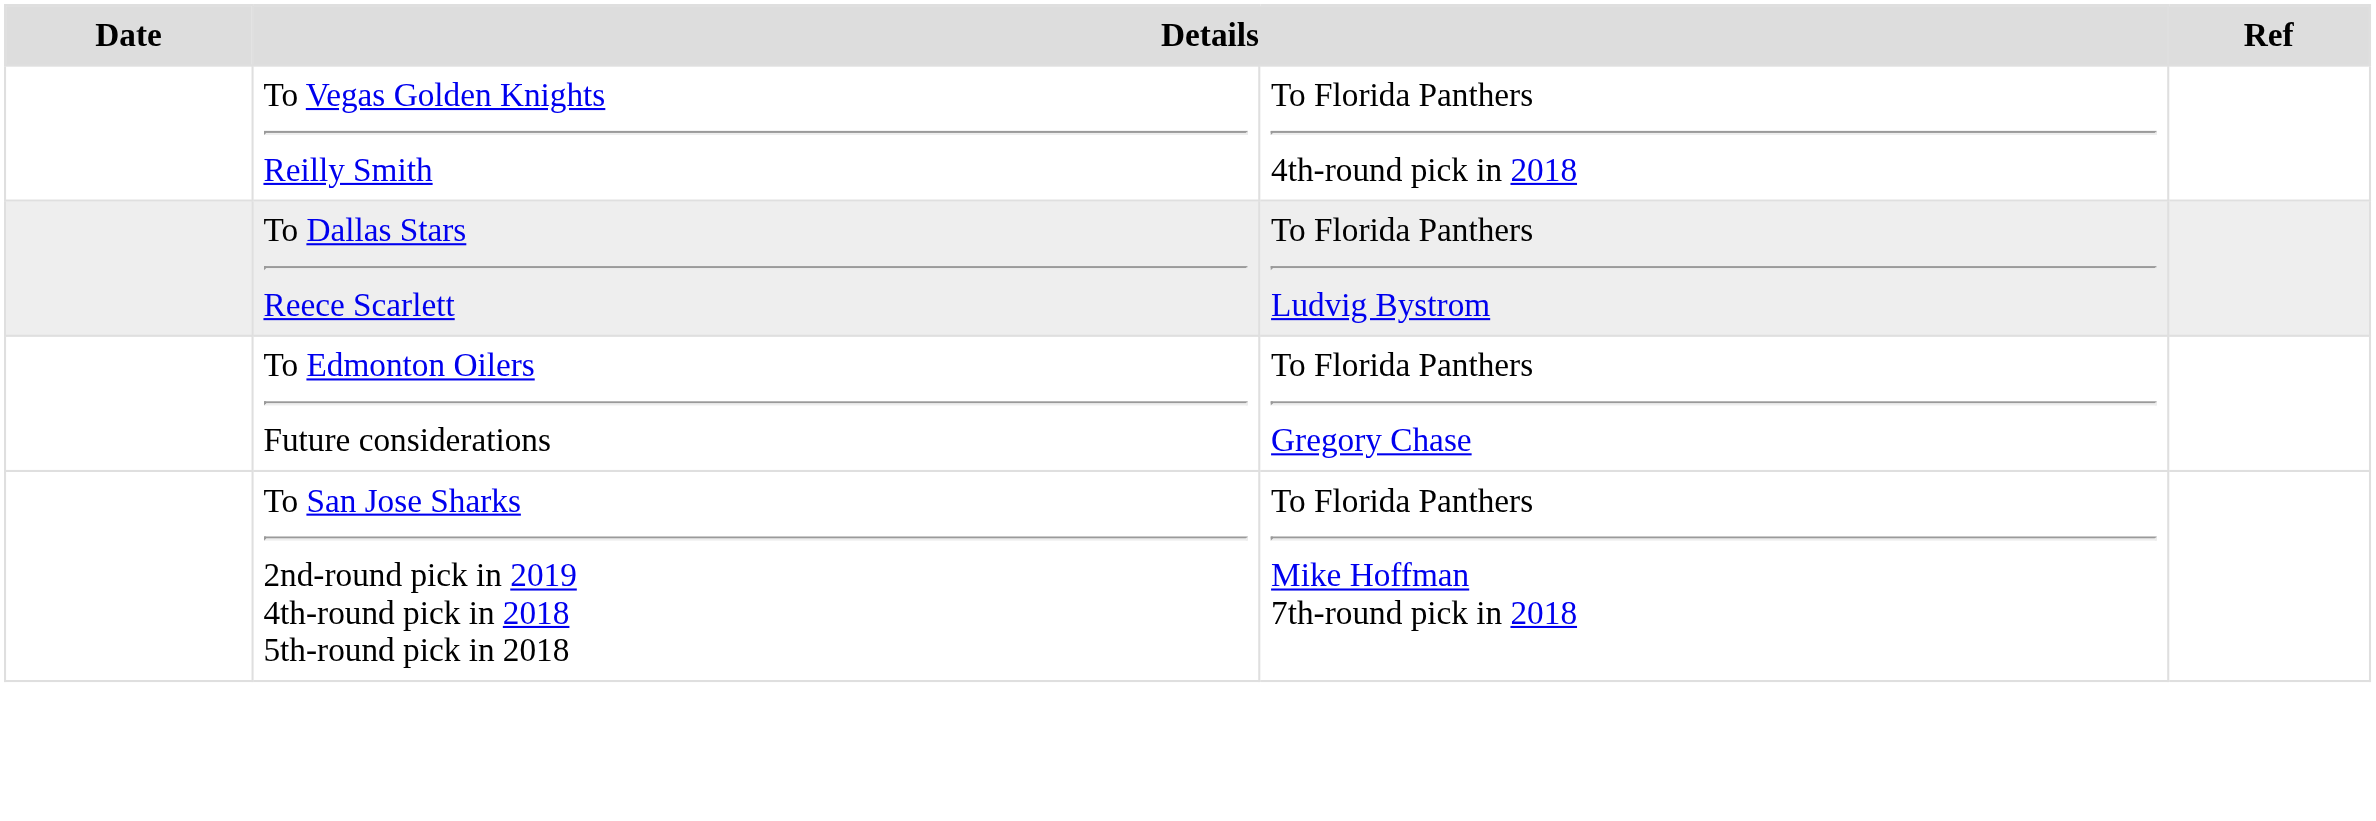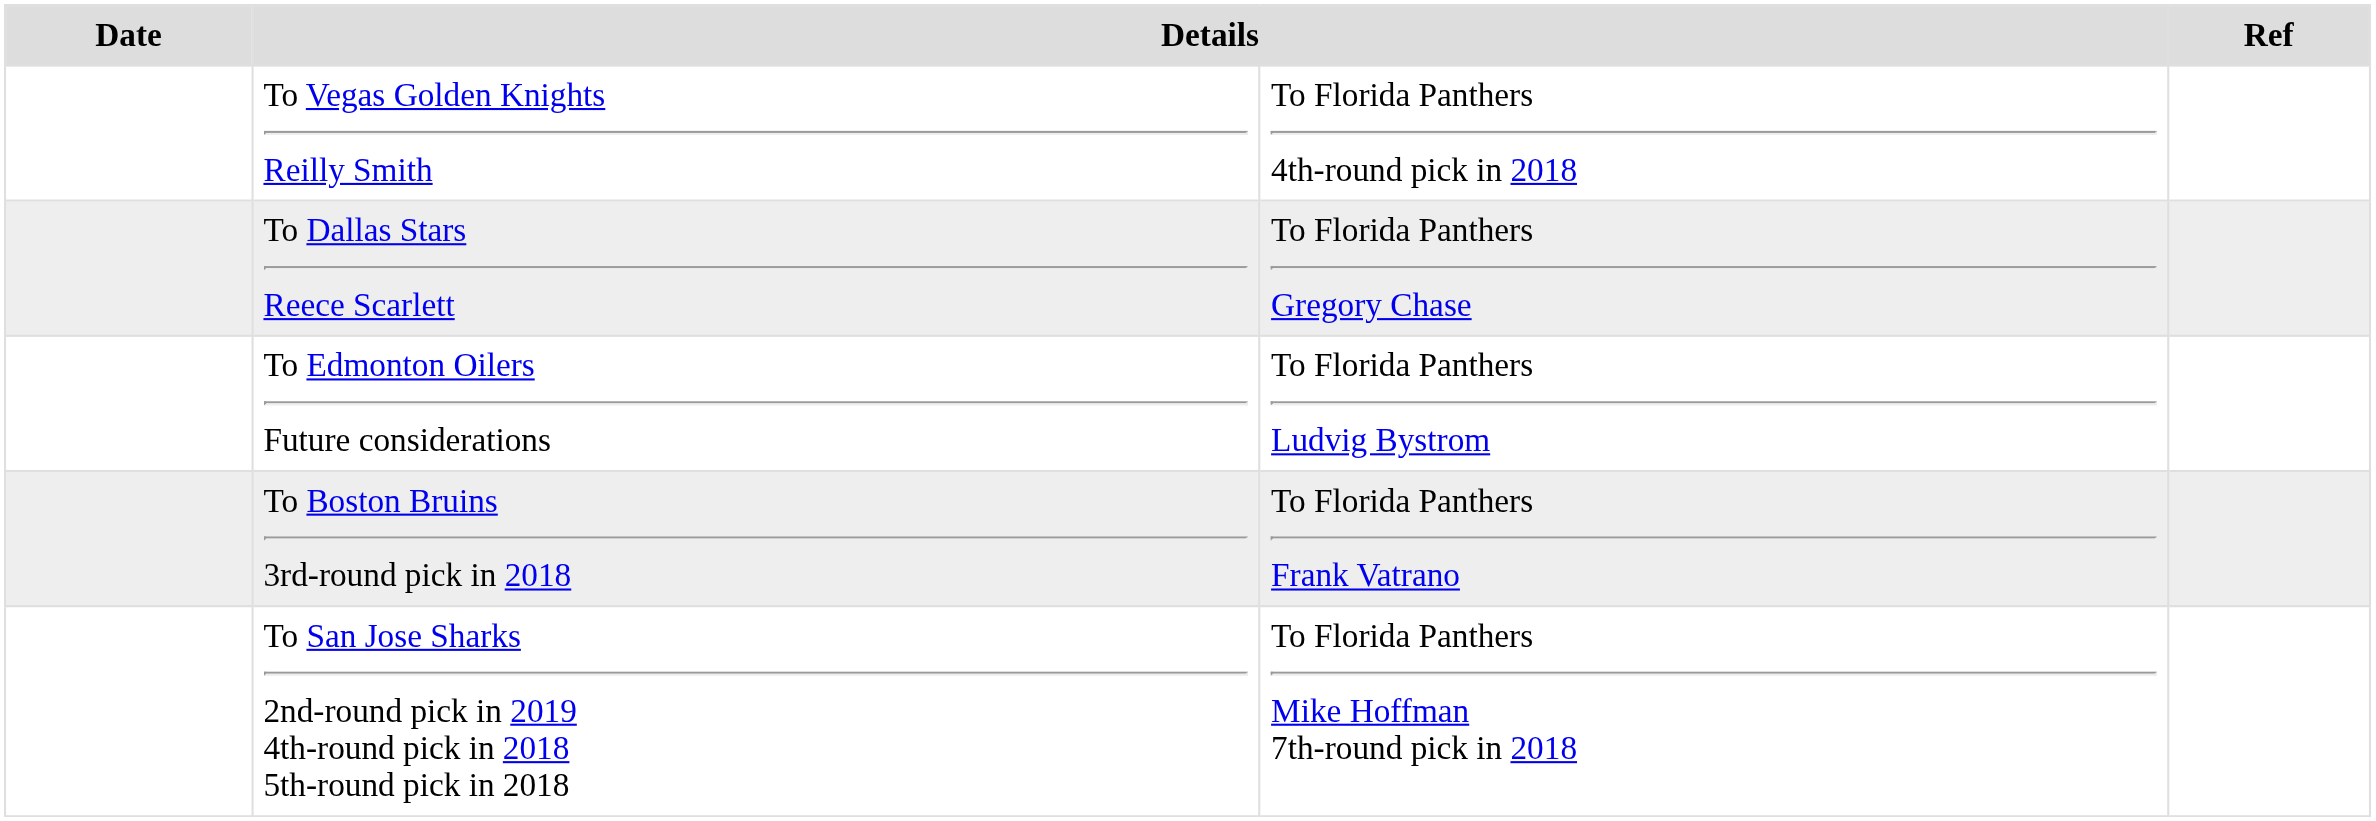(1714, 267) To Florida Panthers Ludvig Bystrom -> (1714, 267) To Florida Panthers Gregory Chase
(1714, 402) To Florida Panthers Gregory Chase -> (1714, 402) To Florida Panthers Ludvig Bystrom
+ row: (756, 538)
